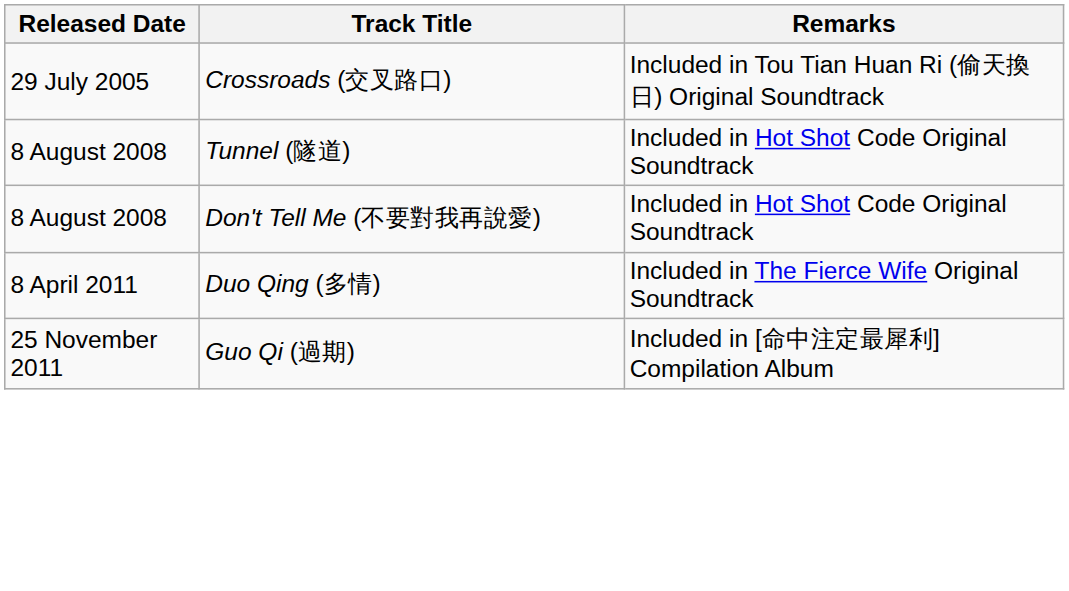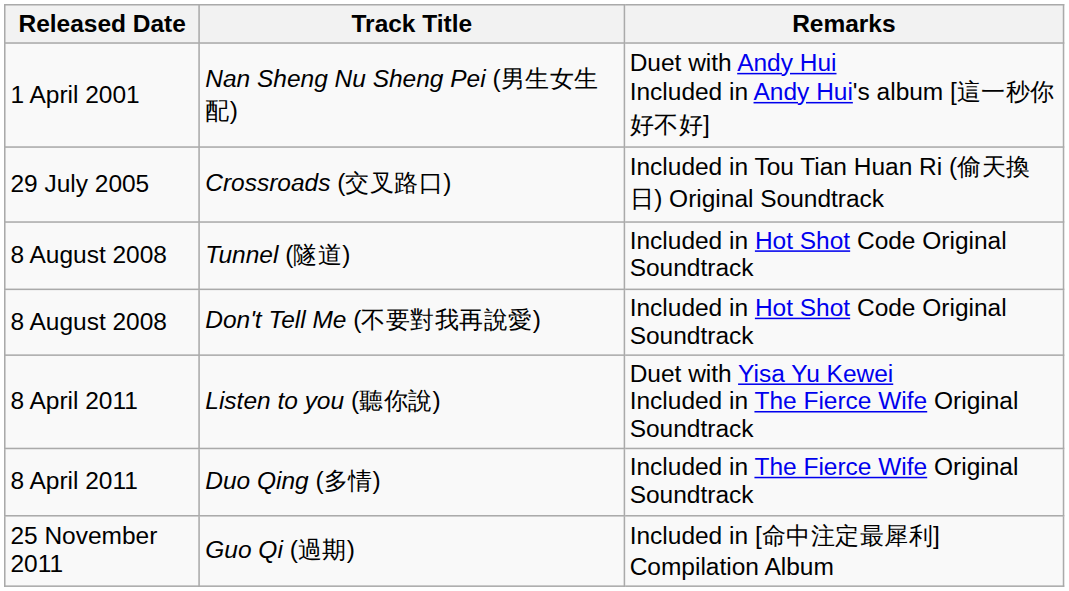+ row: (402, 94)
+ row: (323, 400)
